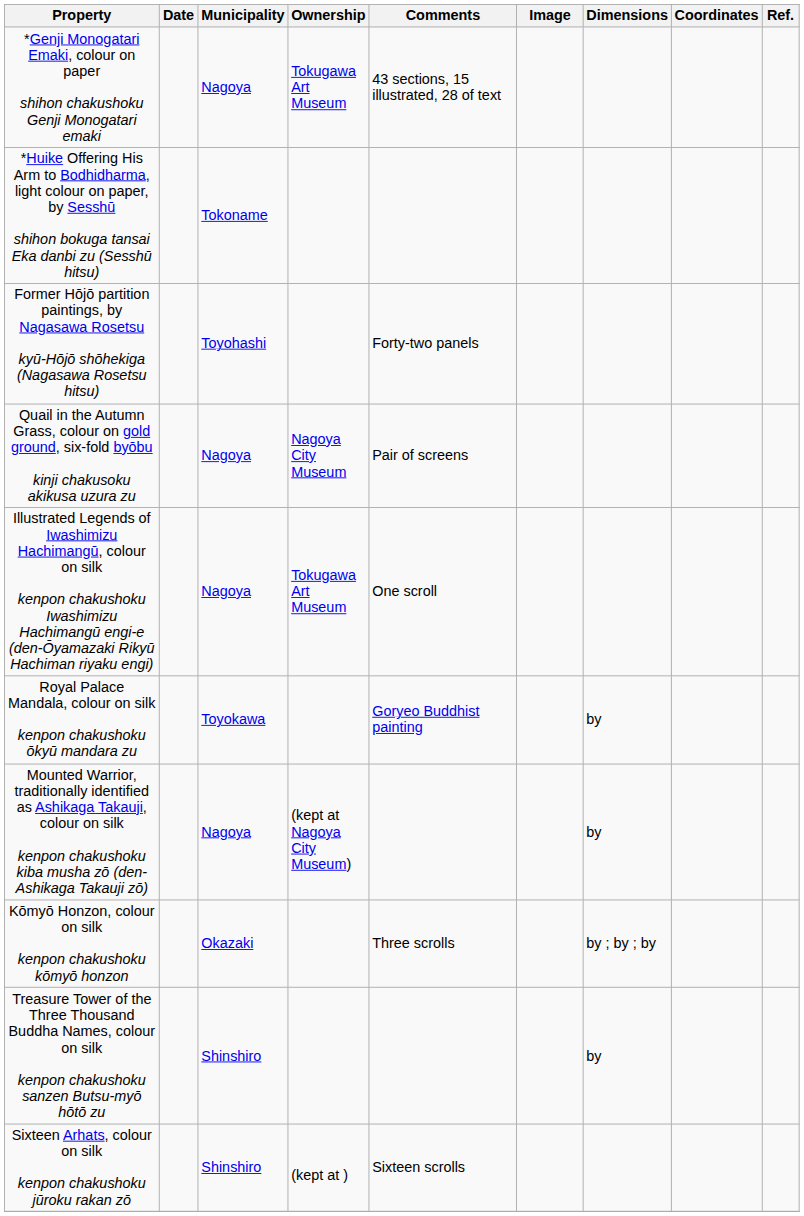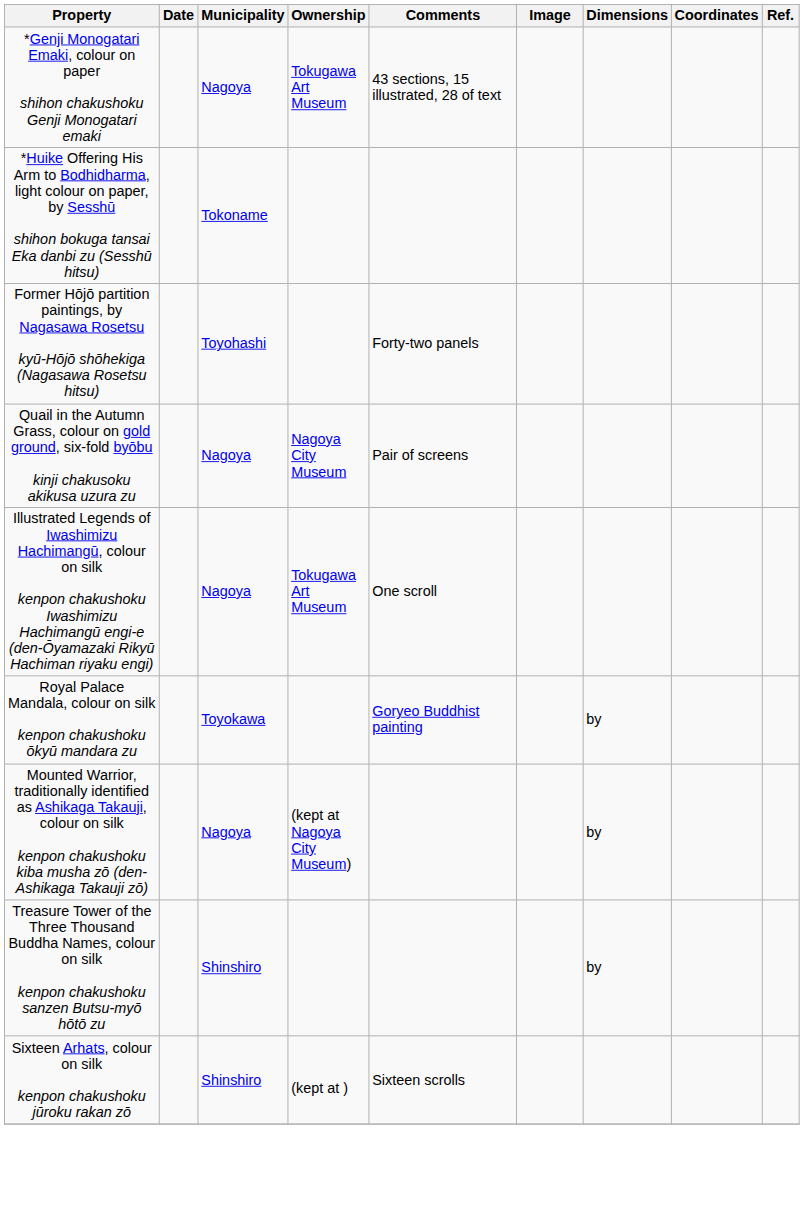- row: (82, 943)
